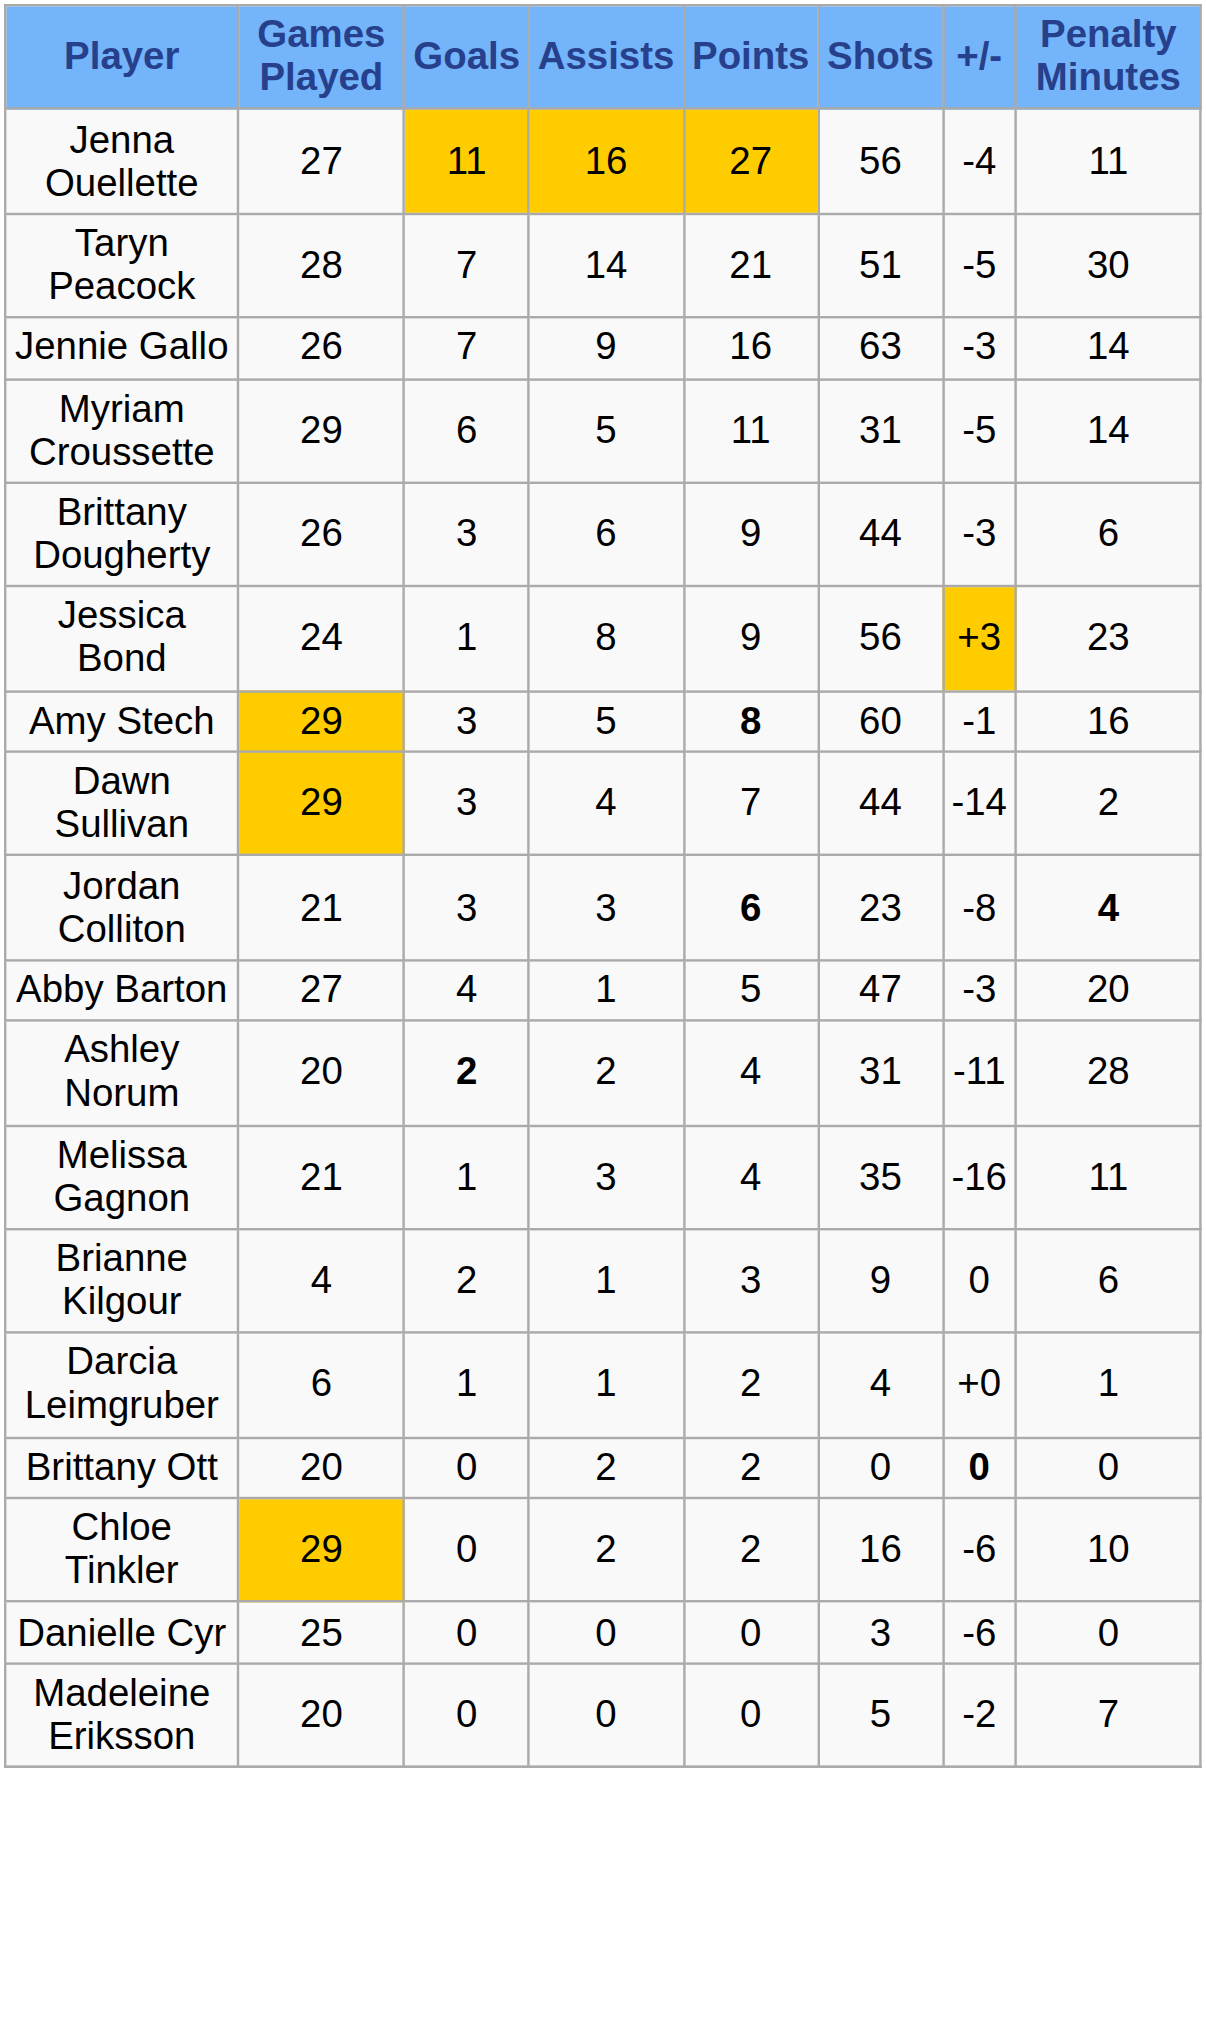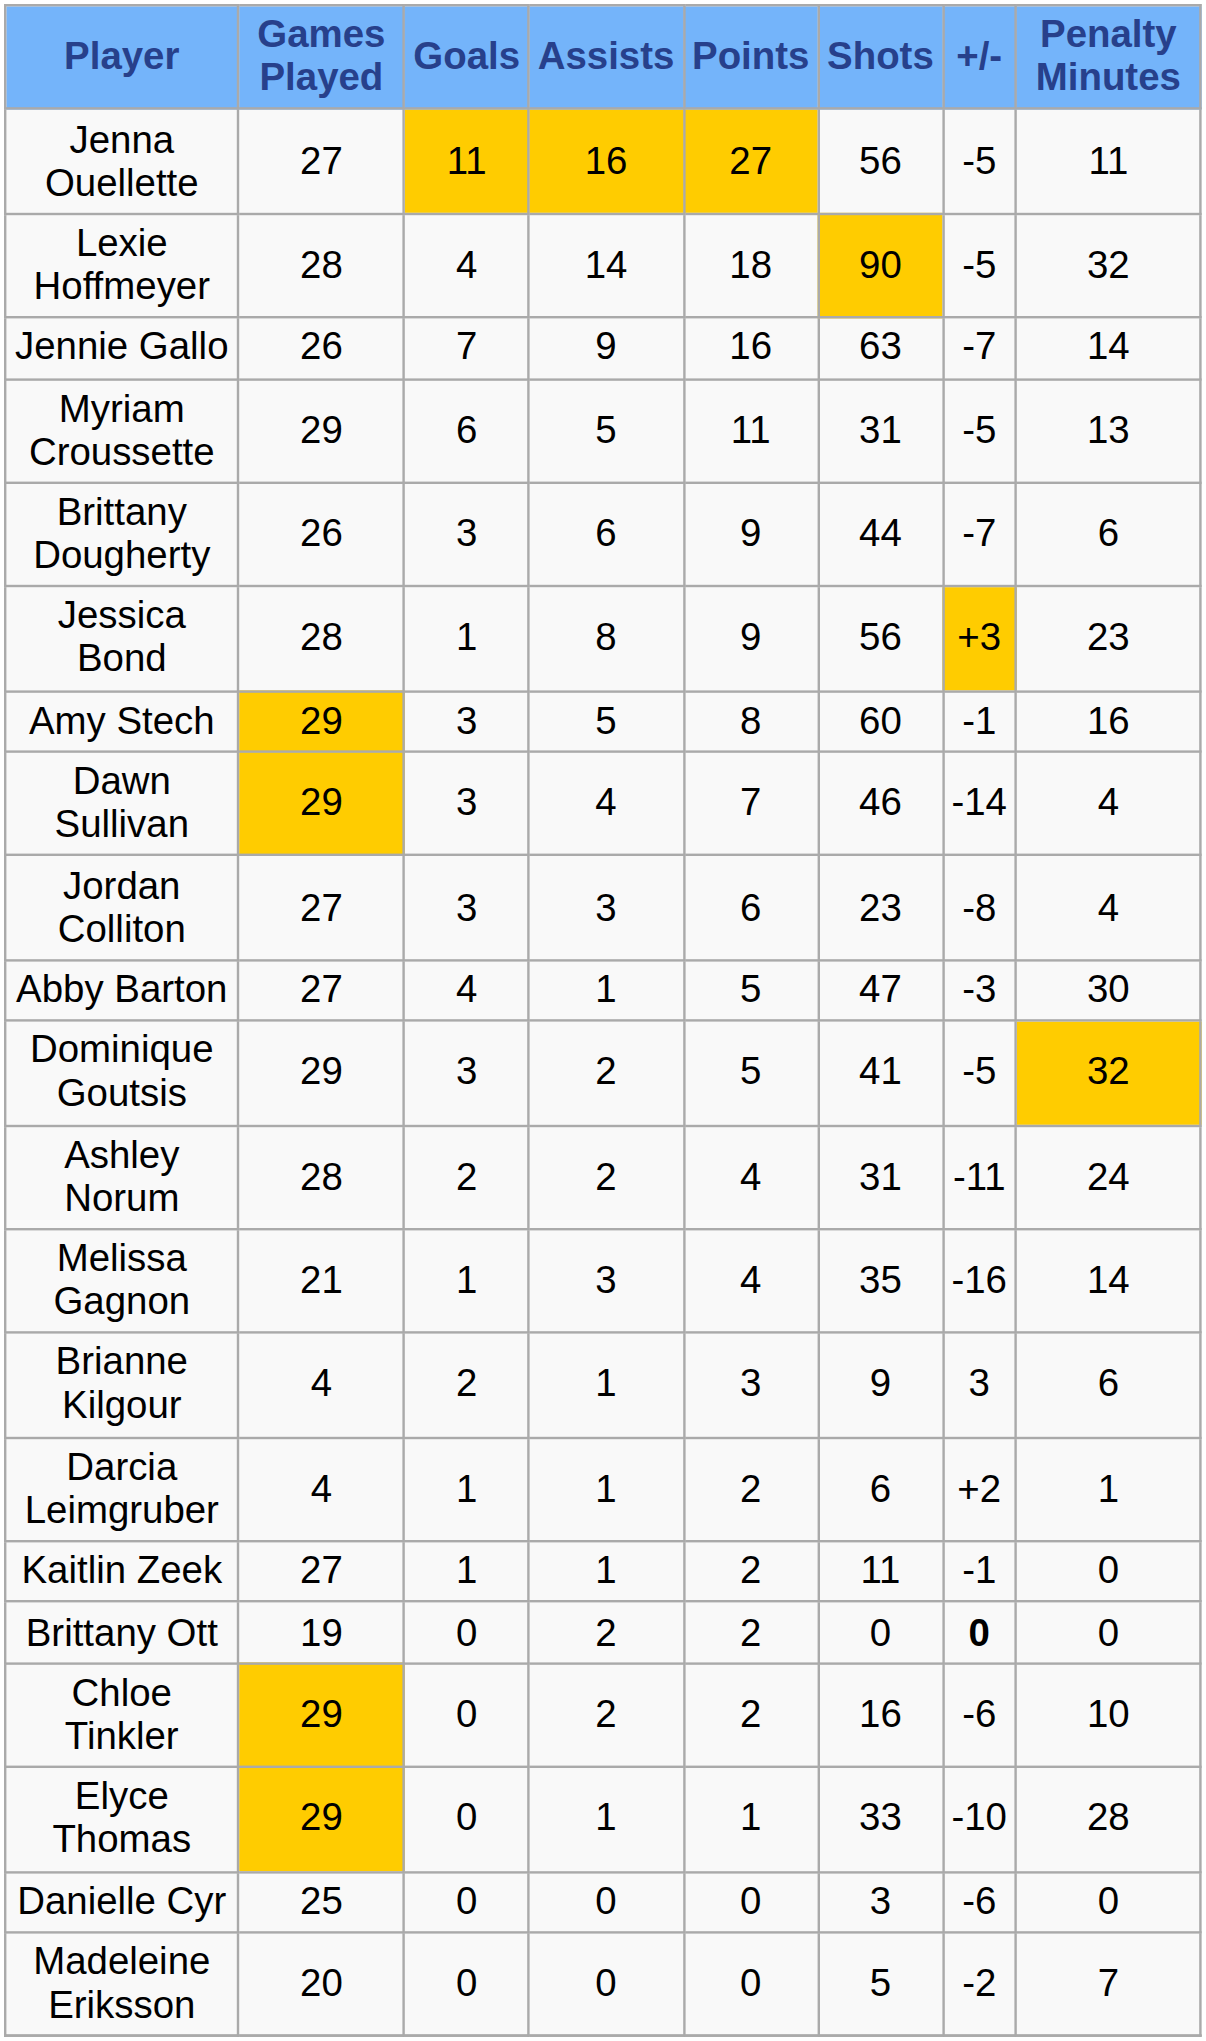(979, 160) -4 -> (979, 160) -5
- row: (122, 264)
+ row: (122, 264)
(979, 347) -3 -> (979, 347) -7
(1108, 429) 14 -> (1108, 429) 13
(979, 533) -3 -> (979, 533) -7
(321, 637) 24 -> (321, 637) 28
(751, 720) bold -> (751, 720) normal
(880, 802) 44 -> (880, 802) 46
(1108, 802) 2 -> (1108, 802) 4
(321, 907) 21 -> (321, 907) 27
(751, 907) bold -> (751, 907) normal
(1108, 907) bold -> (1108, 907) normal
(1108, 989) 20 -> (1108, 989) 30
+ row: (122, 1072)
(321, 1072) 20 -> (321, 1176) 28
(467, 1072) bold -> (467, 1176) normal
(1108, 1072) 28 -> (1108, 1176) 24
(1108, 1176) 11 -> (1108, 1280) 14
(979, 1280) 0 -> (979, 1384) 3
(321, 1384) 6 -> (321, 1488) 4
(880, 1384) 4 -> (880, 1488) 6
(979, 1384) +0 -> (979, 1488) +2
+ row: (122, 1570)
(321, 1466) 20 -> (321, 1631) 19
+ row: (122, 1818)
